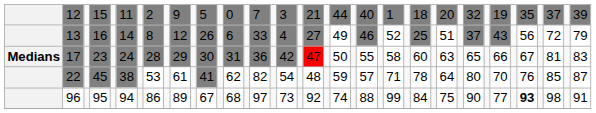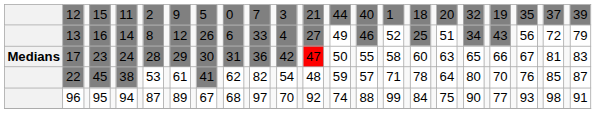(474, 35) 37 -> (474, 35) 34
(153, 98) 86 -> (153, 98) 87
(287, 98) 73 -> (287, 98) 70
(527, 98) bold -> (527, 98) normal
